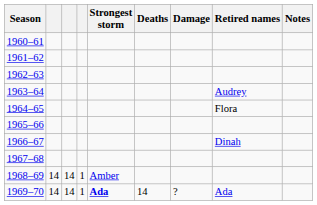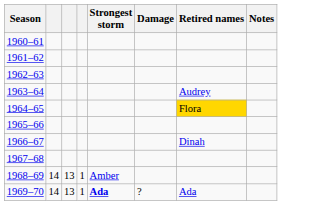- column: (153, 18)
(226, 108) no background -> (190, 108) gold background
(69, 175) 14 -> (69, 175) 13
(69, 192) 14 -> (69, 192) 13
